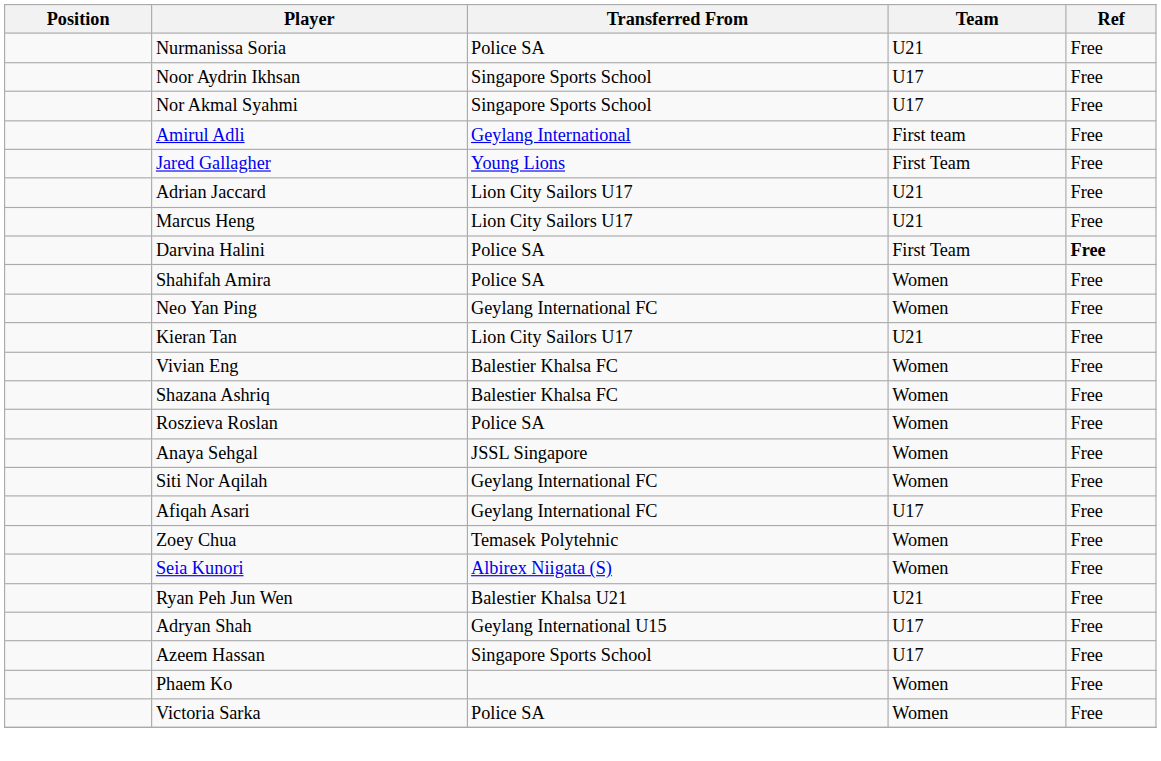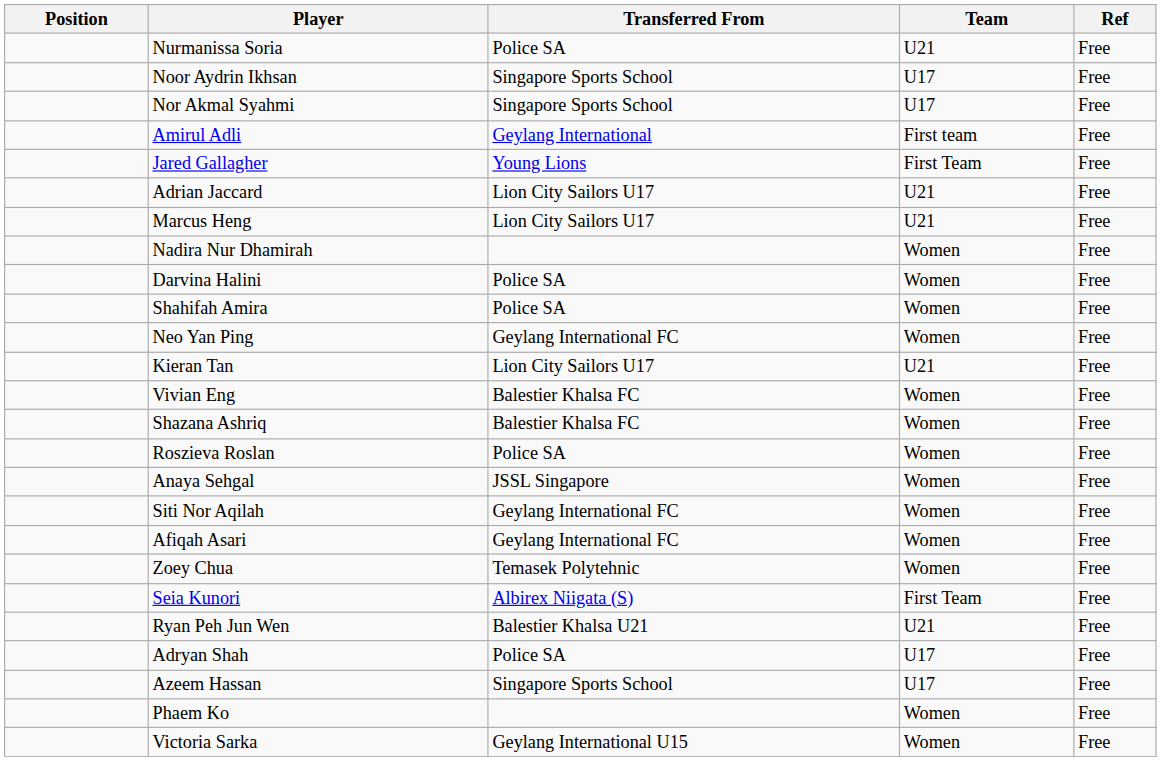+ row: (233, 250)
(931, 250) First Team -> (932, 279) Women
(1088, 250) bold -> (1094, 279) normal
(908, 510) U17 -> (932, 539) Women
(920, 568) Women -> (943, 597) First Team
(569, 626) Geylang International U15 -> (529, 655) Police SA
(508, 713) Police SA -> (590, 742) Geylang International U15
